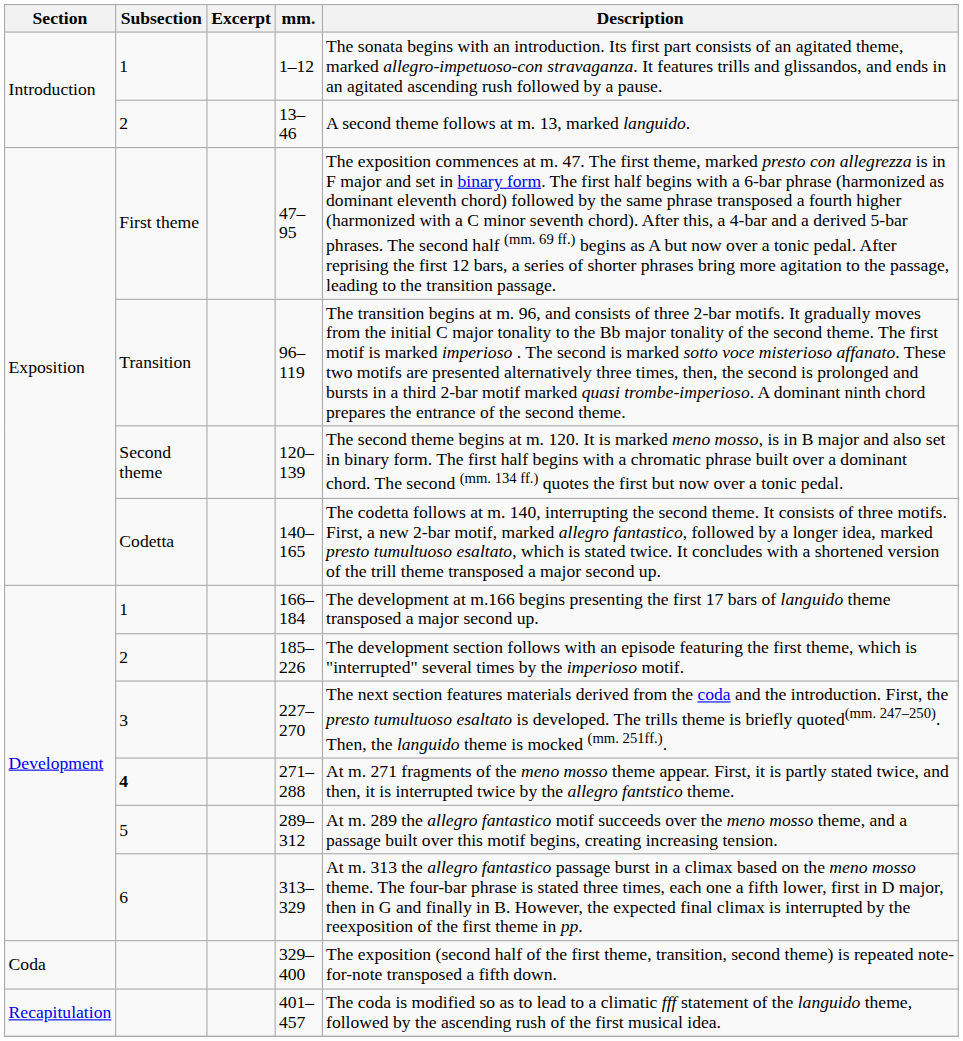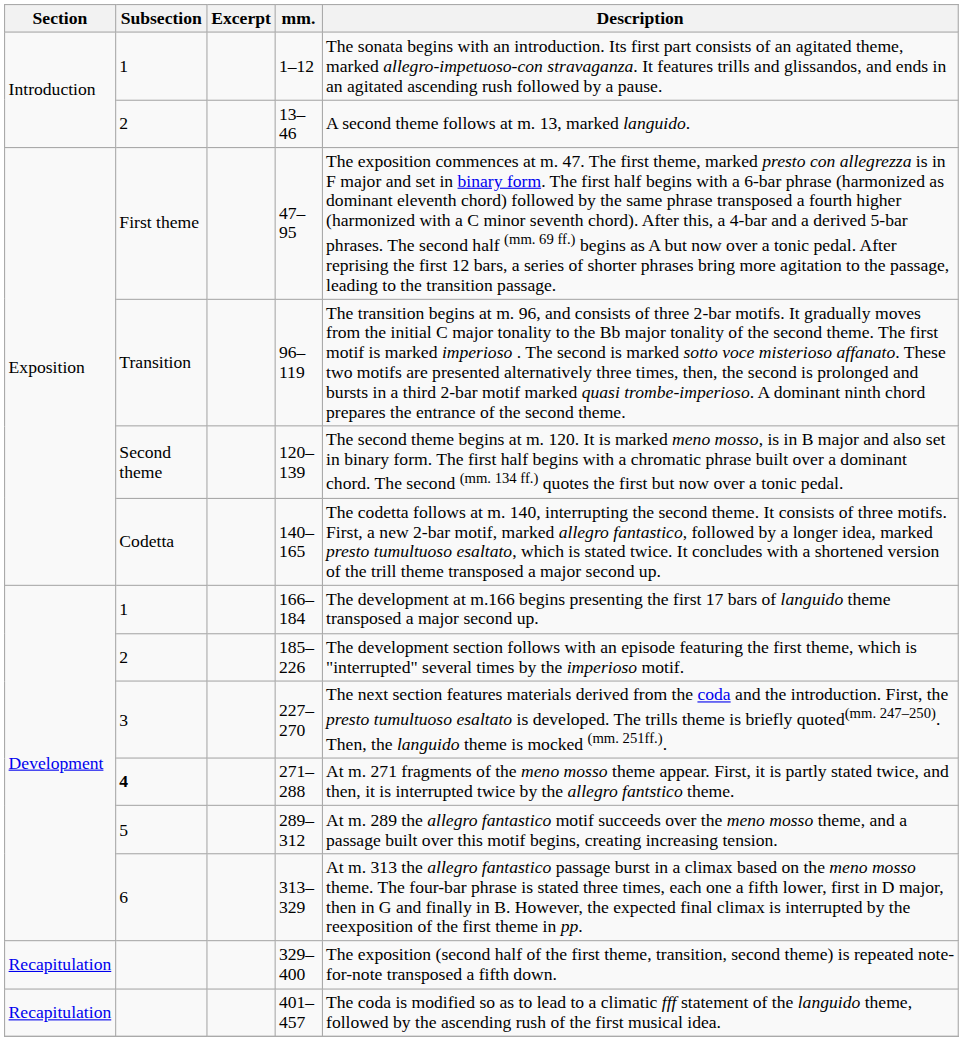(27, 964) Coda -> (60, 964) Recapitulation
